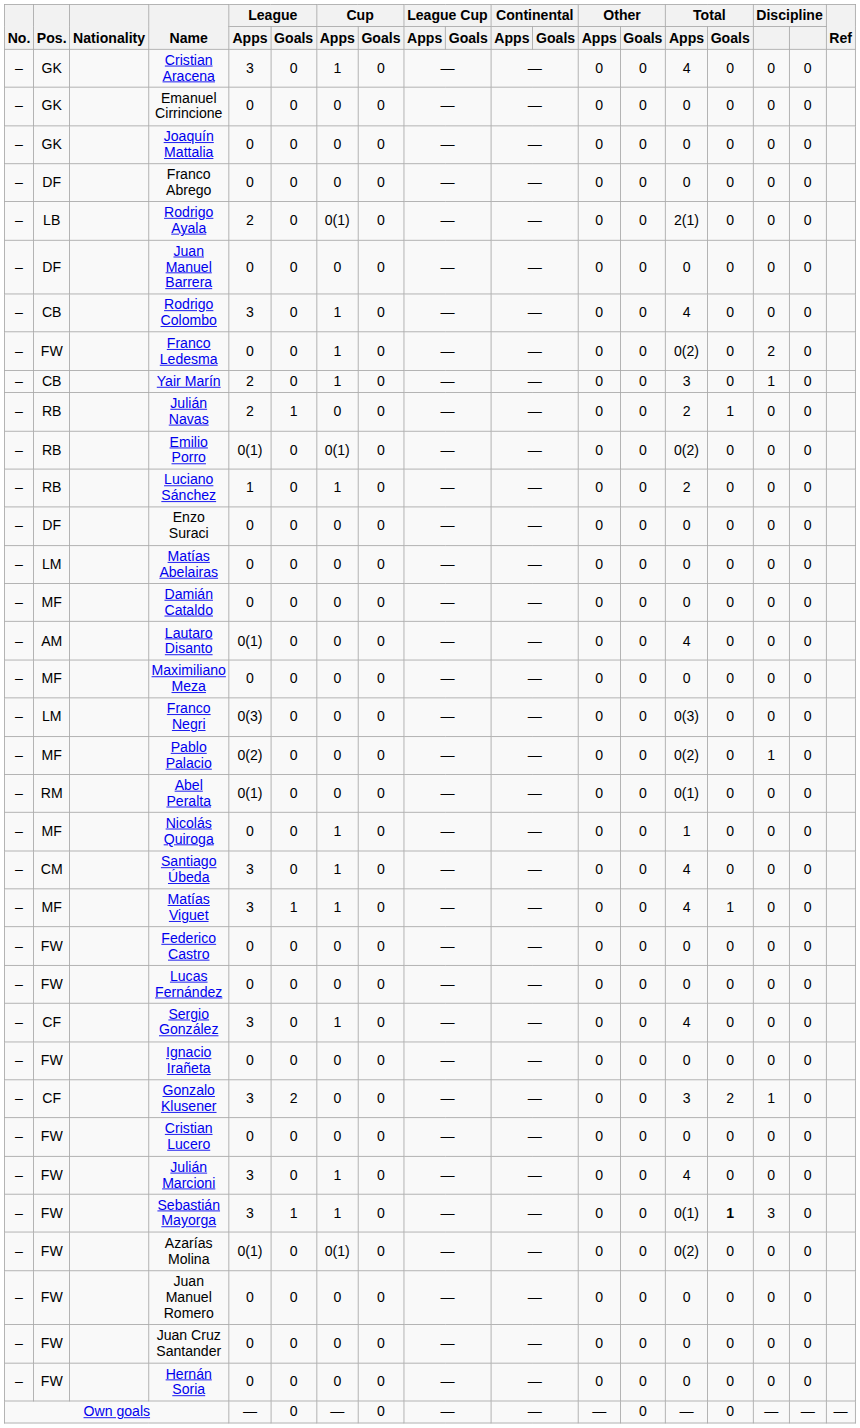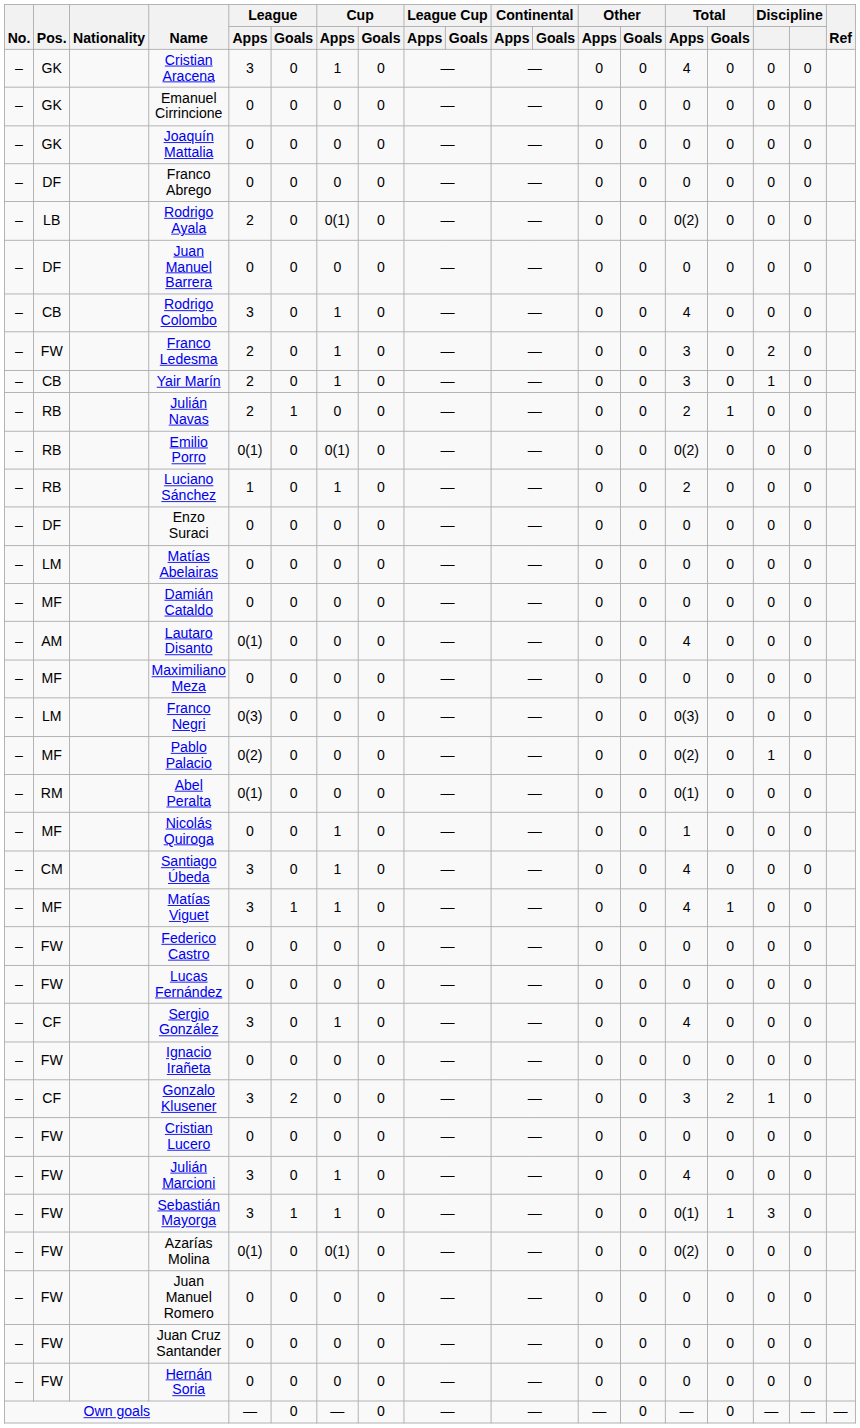(687, 220) 2(1) -> (687, 220) 0(2)
(250, 351) 0 -> (250, 351) 2
(687, 351) 0(2) -> (687, 351) 3
(730, 1213) bold -> (730, 1213) normal
